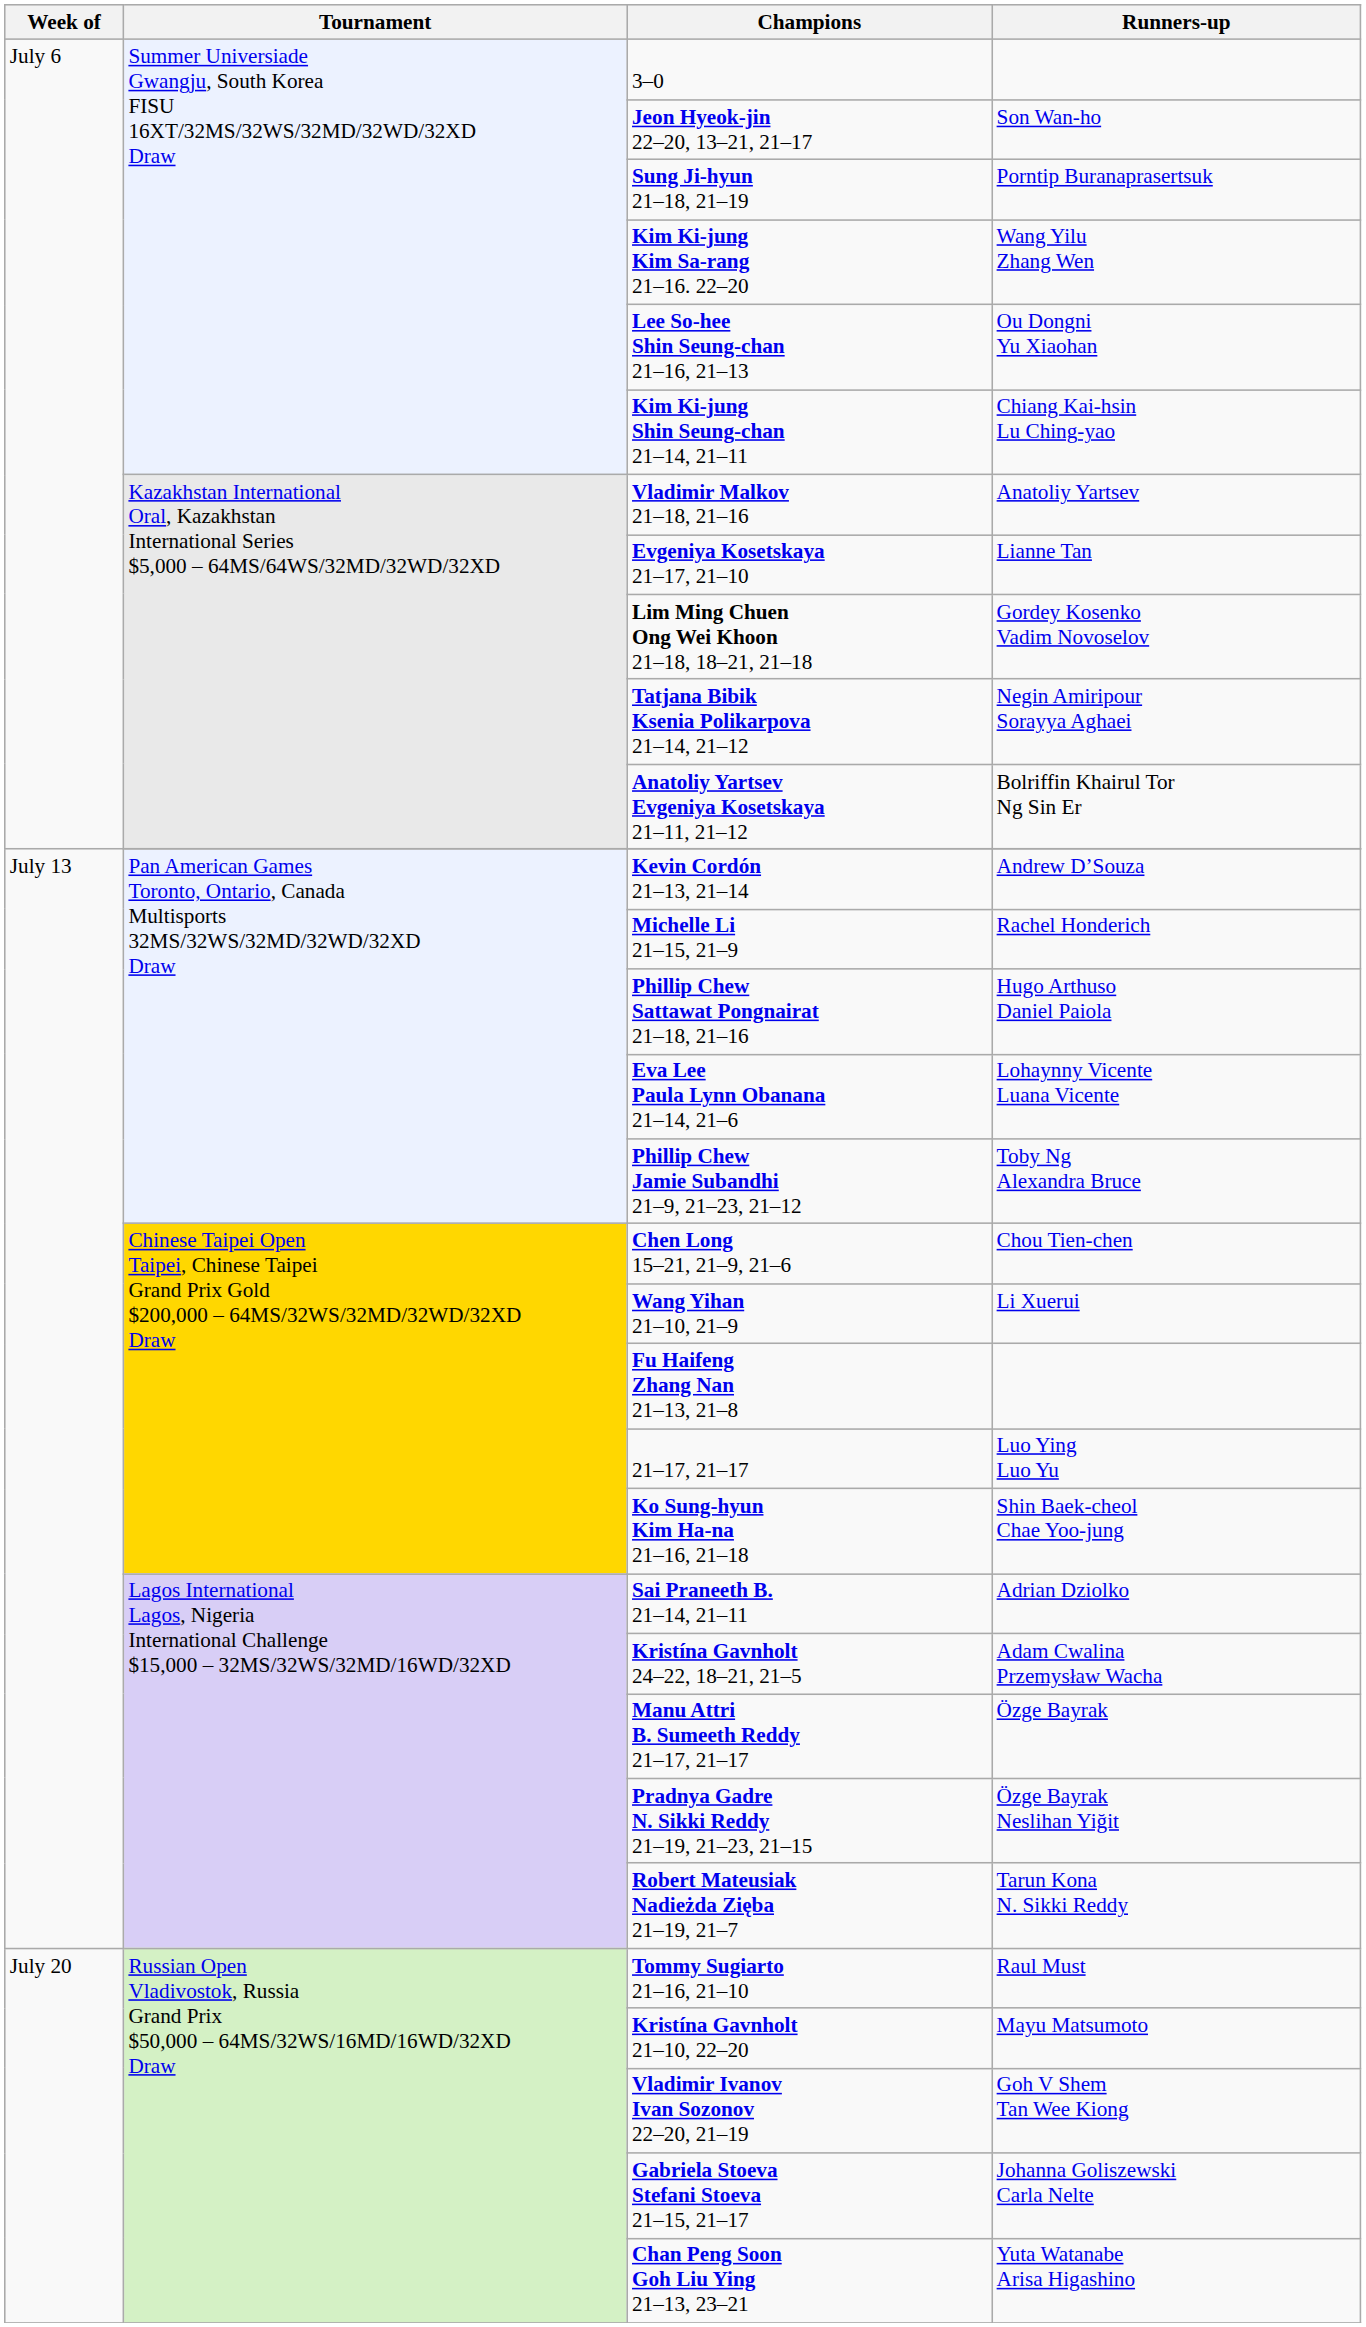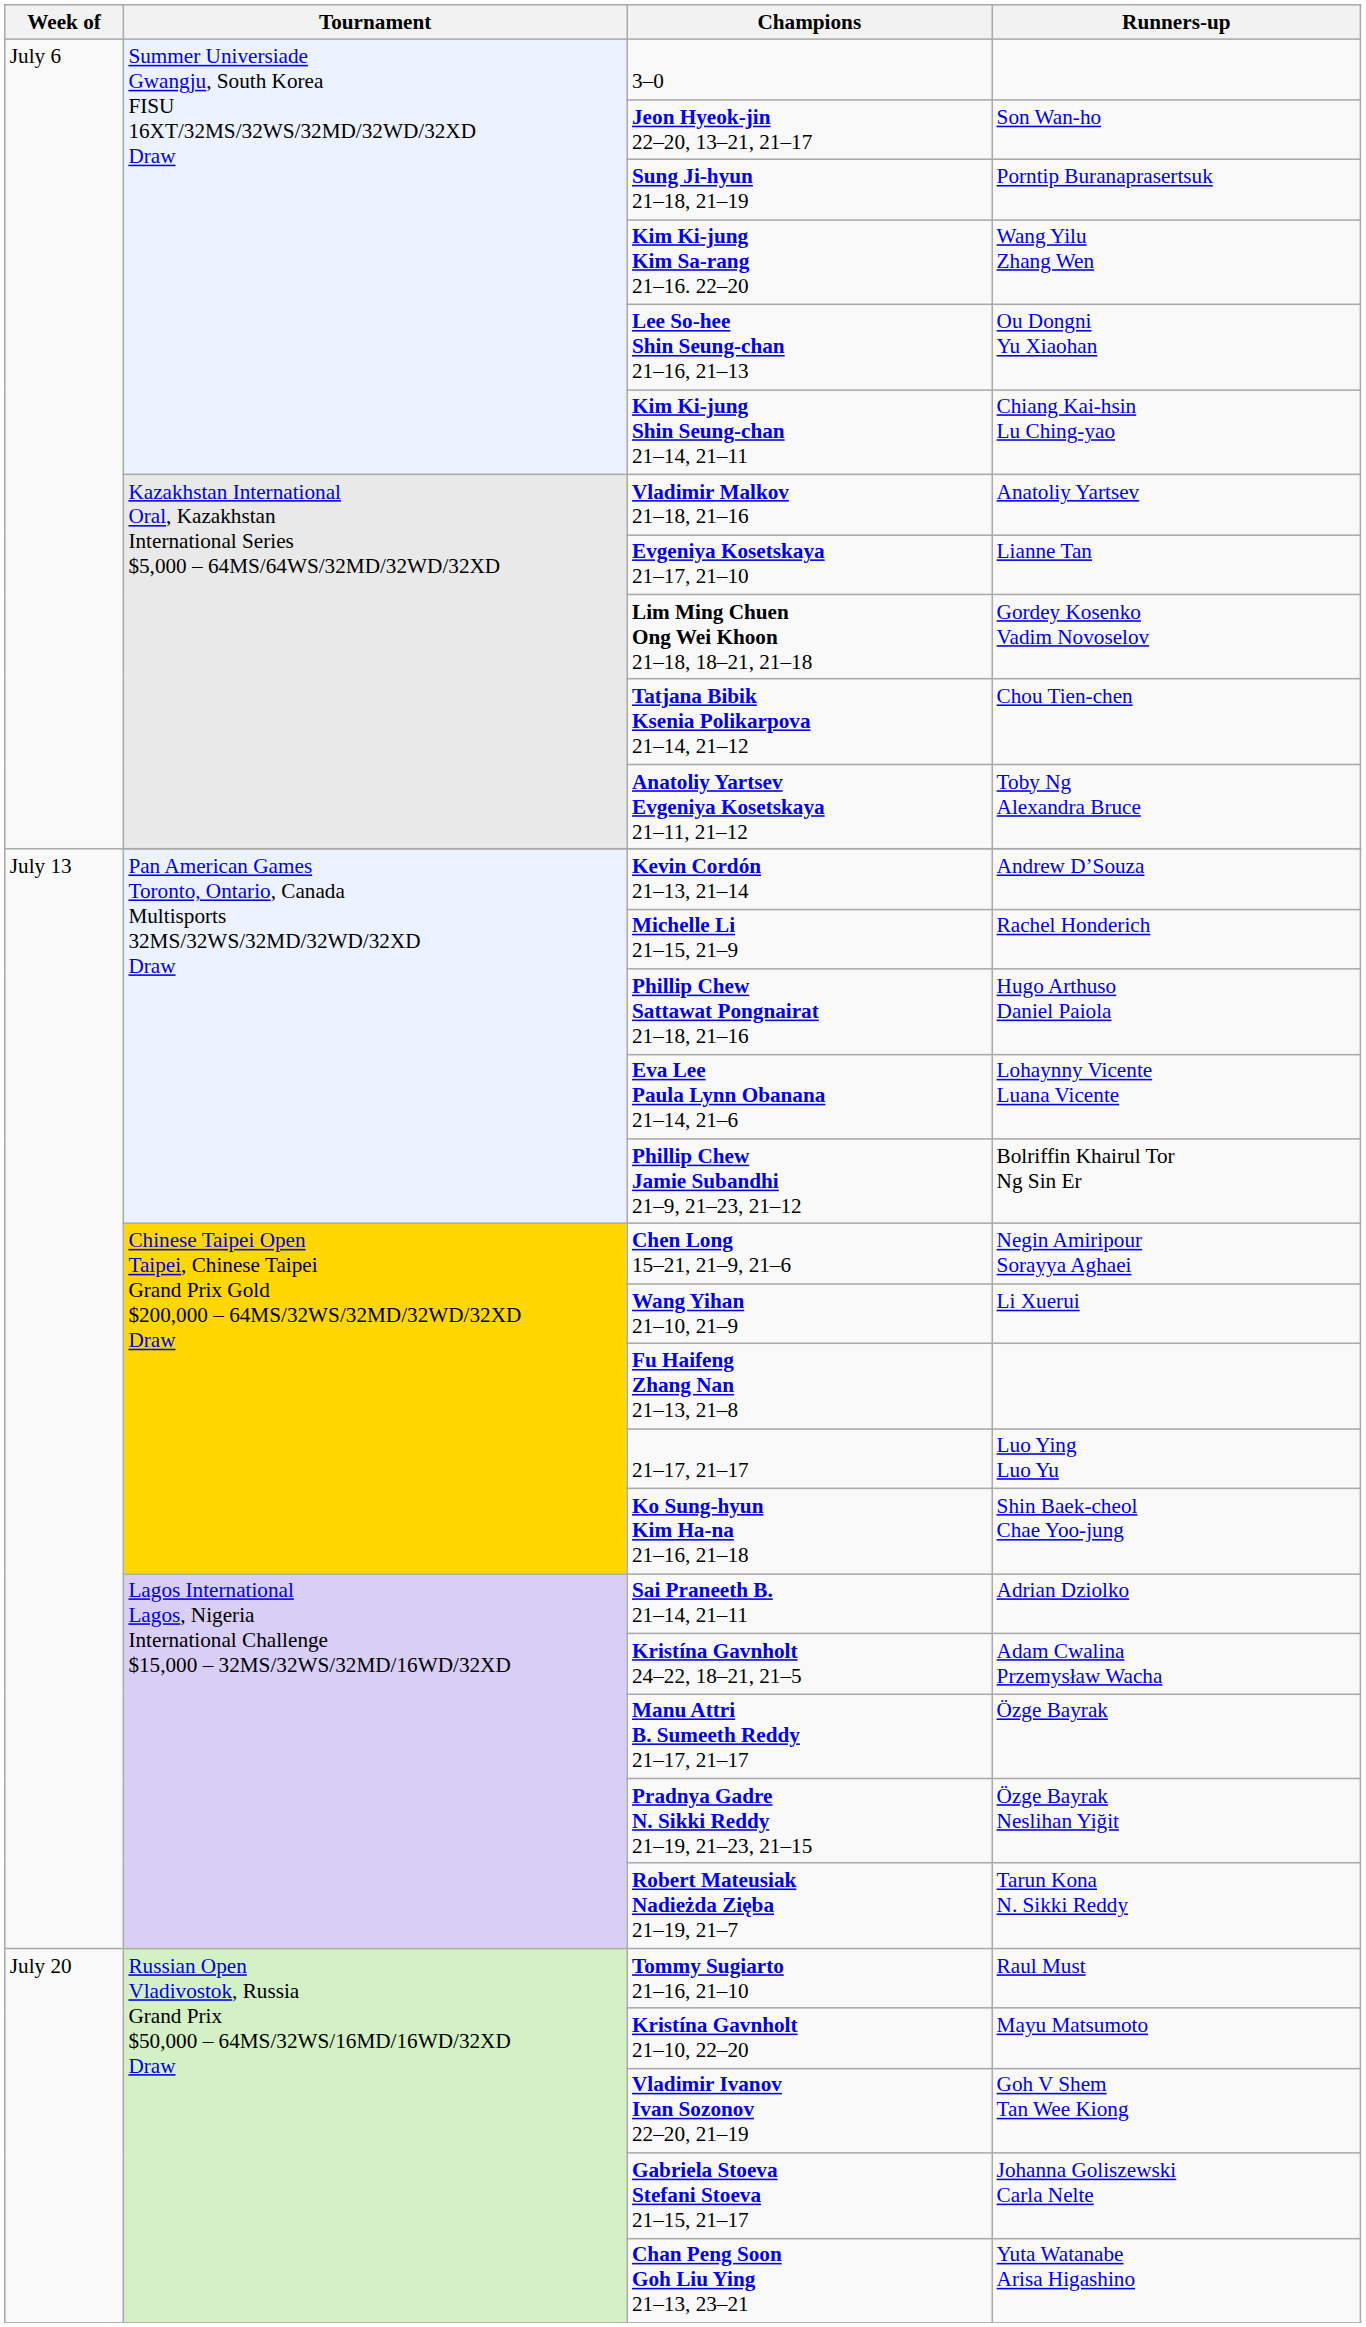(1069, 708) Negin Amiripour Sorayya Aghaei -> (1065, 696) Chou Tien-chen
(1086, 793) Bolriffin Khairul Tor Ng Sin Er -> (1069, 793) Toby Ng Alexandra Bruce
(1069, 1168) Toby Ng Alexandra Bruce -> (1086, 1168) Bolriffin Khairul Tor Ng Sin Er
(1065, 1240) Chou Tien-chen -> (1069, 1253) Negin Amiripour Sorayya Aghaei
